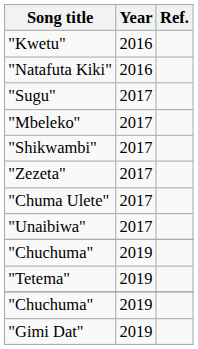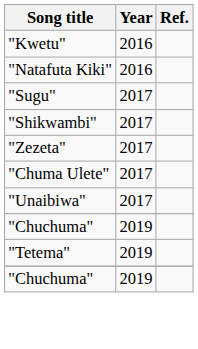- row: (44, 122)
- row: (46, 331)
